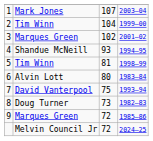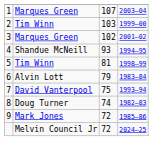(39, 11) Mark Jones -> (46, 11) Marques Green
(109, 24) 104 -> (109, 24) 103
(106, 77) 80 -> (106, 77) 79
(106, 103) 73 -> (106, 103) 74
(46, 116) Marques Green -> (39, 116) Mark Jones
